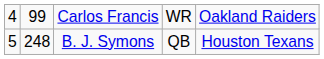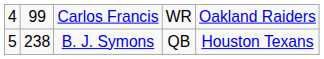(37, 41) 248 -> (37, 41) 238
